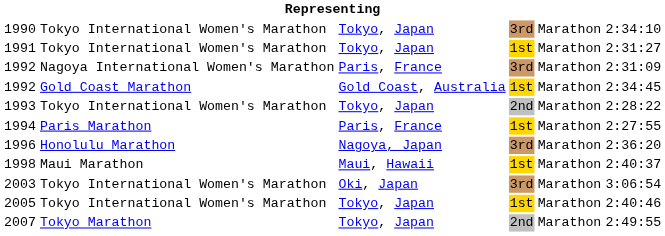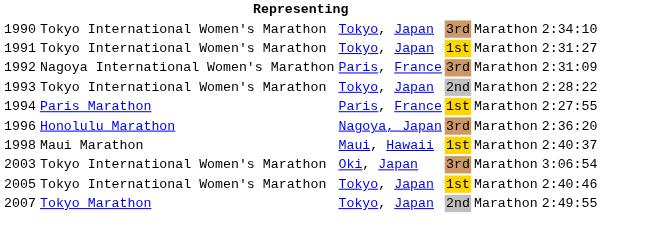- row: (20, 87)
